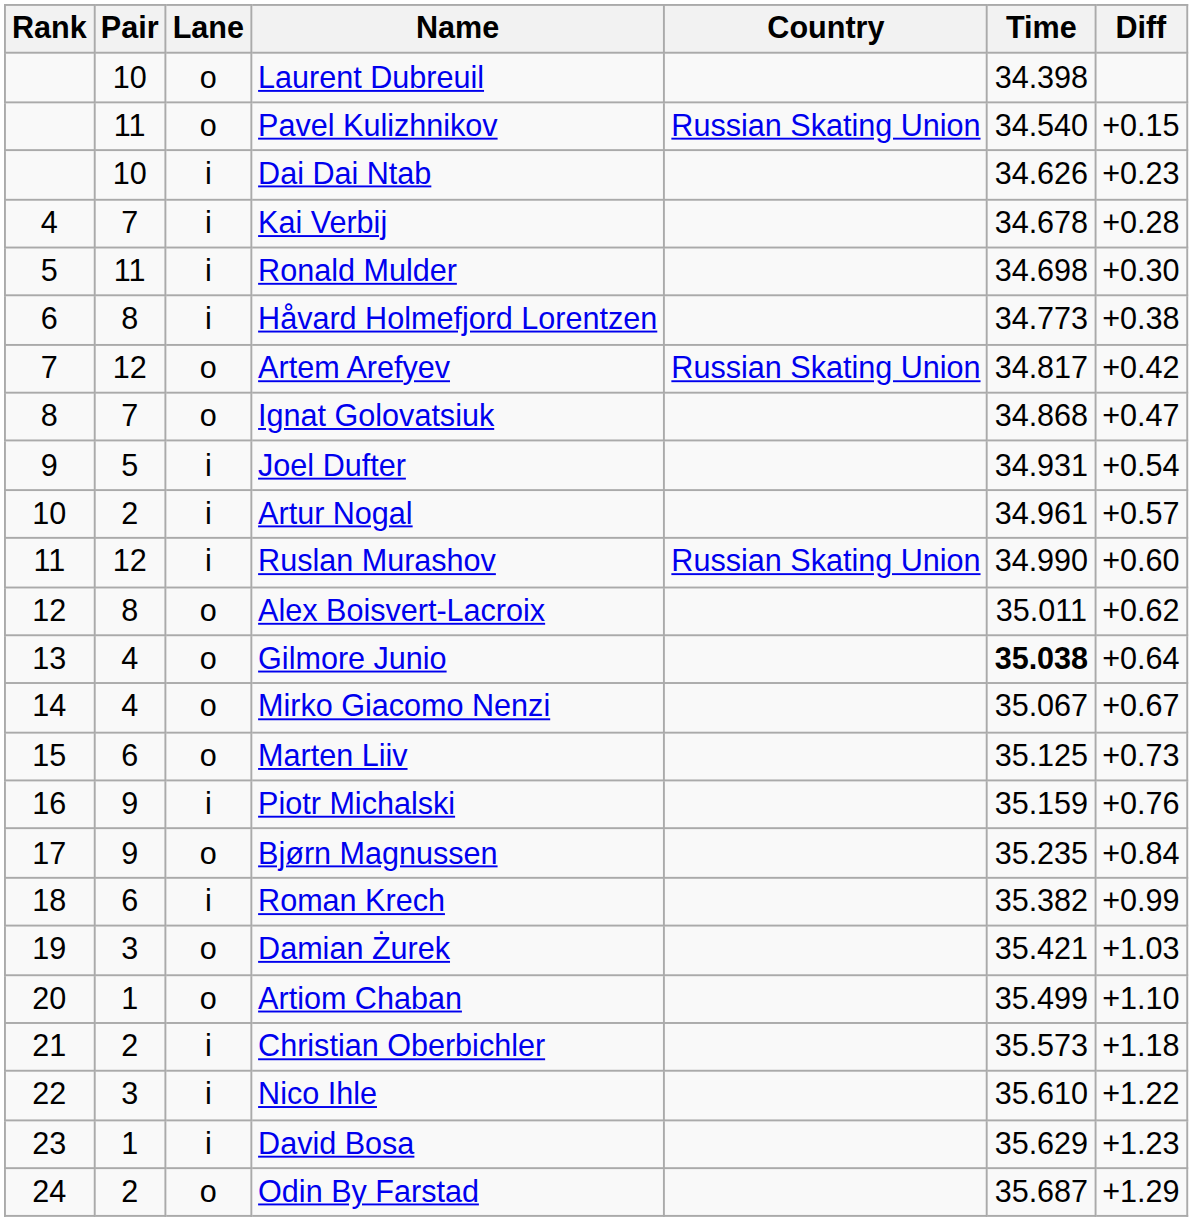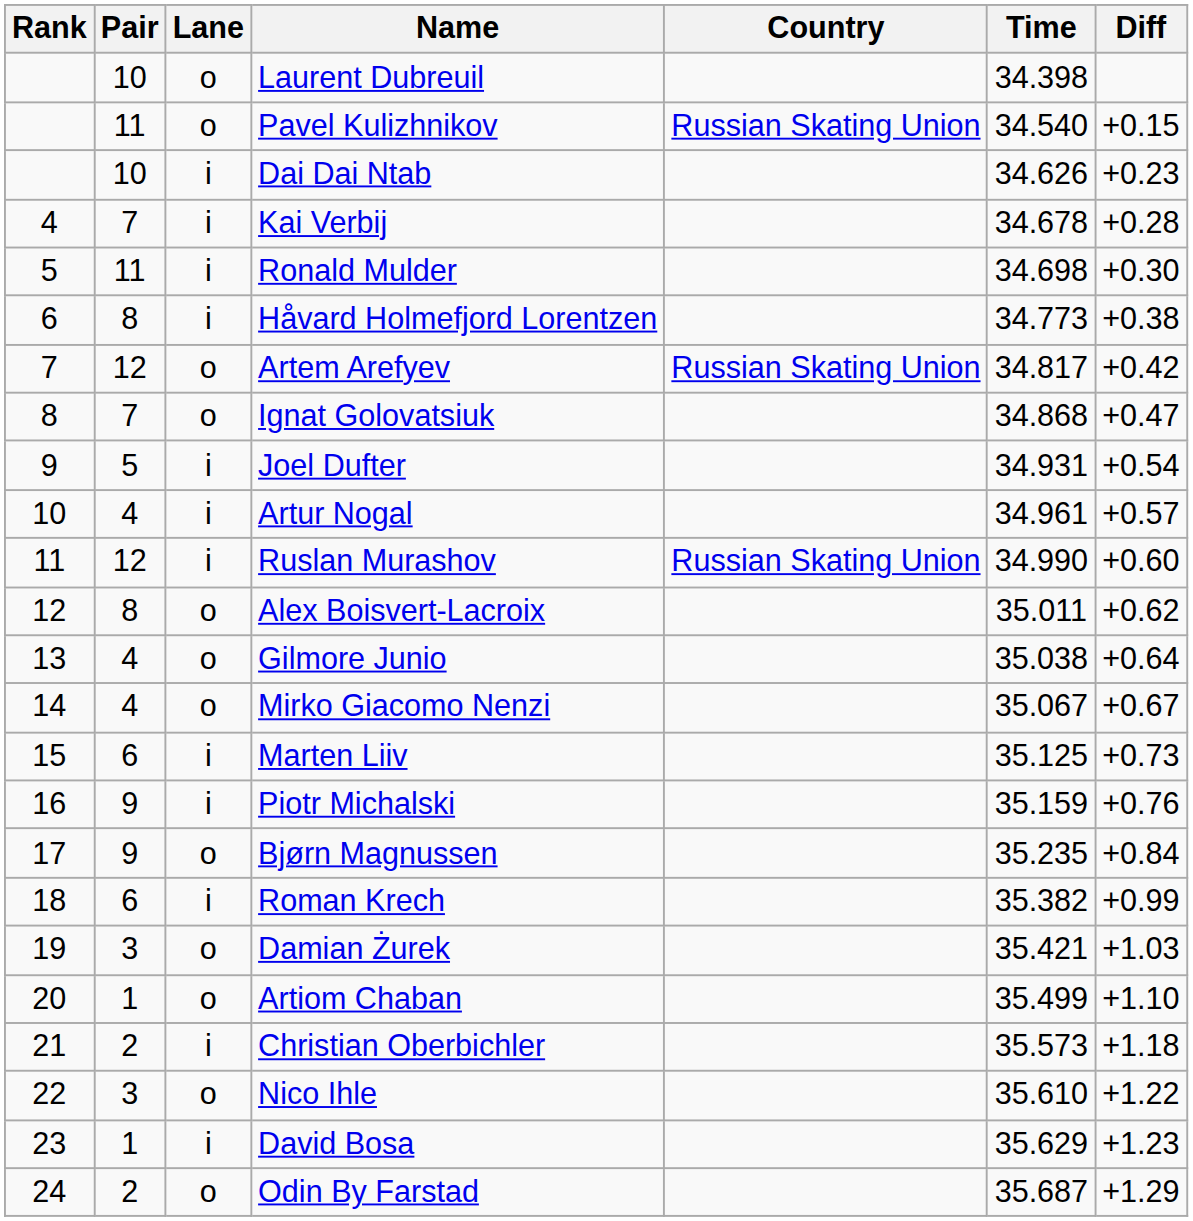(130, 513) 2 -> (130, 513) 4
(1041, 658) bold -> (1041, 658) normal
(208, 755) o -> (208, 755) i
(208, 1094) i -> (208, 1094) o
